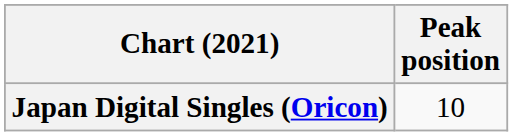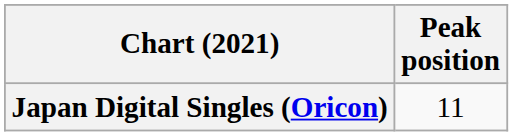(451, 106) 10 -> (451, 106) 11
